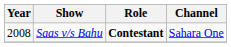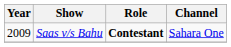(19, 32) 2008 -> (19, 32) 2009
